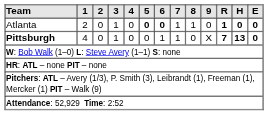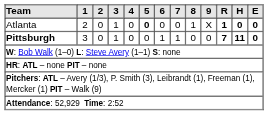(162, 24) bold -> (162, 24) normal
(178, 24) 1 -> (178, 24) 0
(209, 24) 0 -> (209, 24) X
(85, 38) 4 -> (85, 38) 3
(209, 38) X -> (209, 38) 0
(240, 38) 13 -> (240, 38) 11
